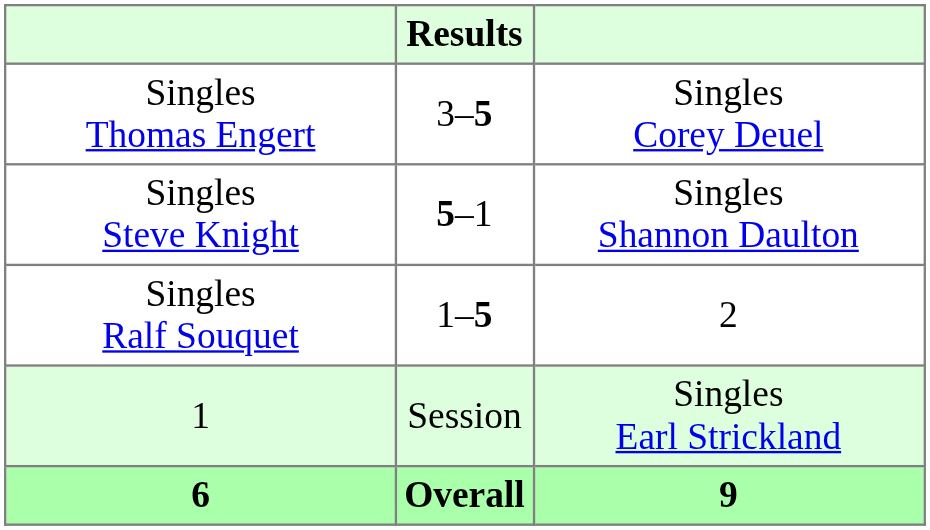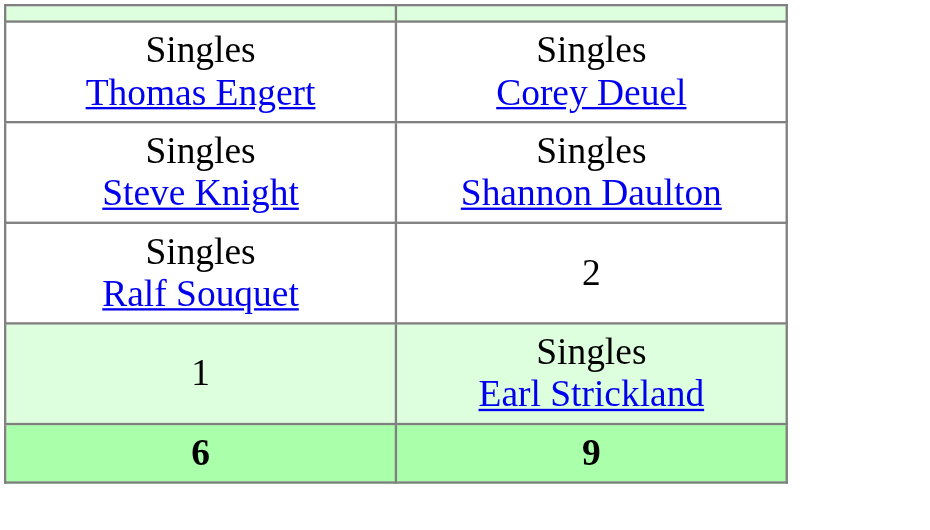- column: (464, 33)
